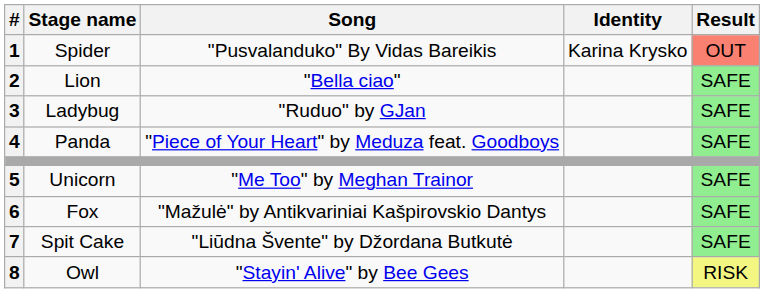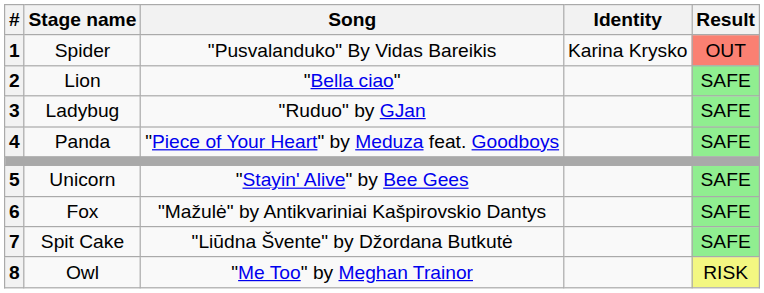(352, 180) "Me Too" by Meghan Trainor -> (352, 180) "Stayin' Alive" by Bee Gees
(352, 272) "Stayin' Alive" by Bee Gees -> (352, 272) "Me Too" by Meghan Trainor
